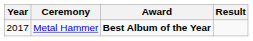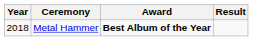(18, 28) 2017 -> (18, 28) 2018
